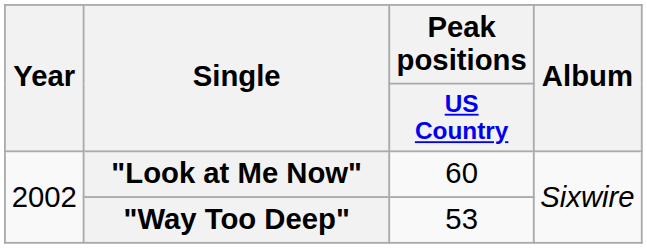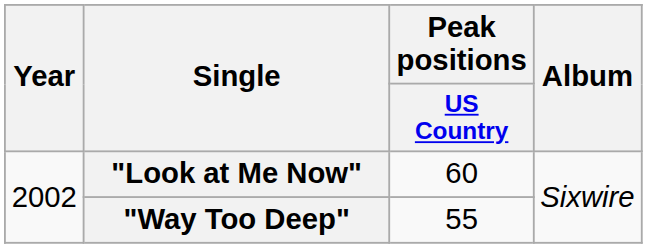(462, 219) 53 -> (462, 219) 55
